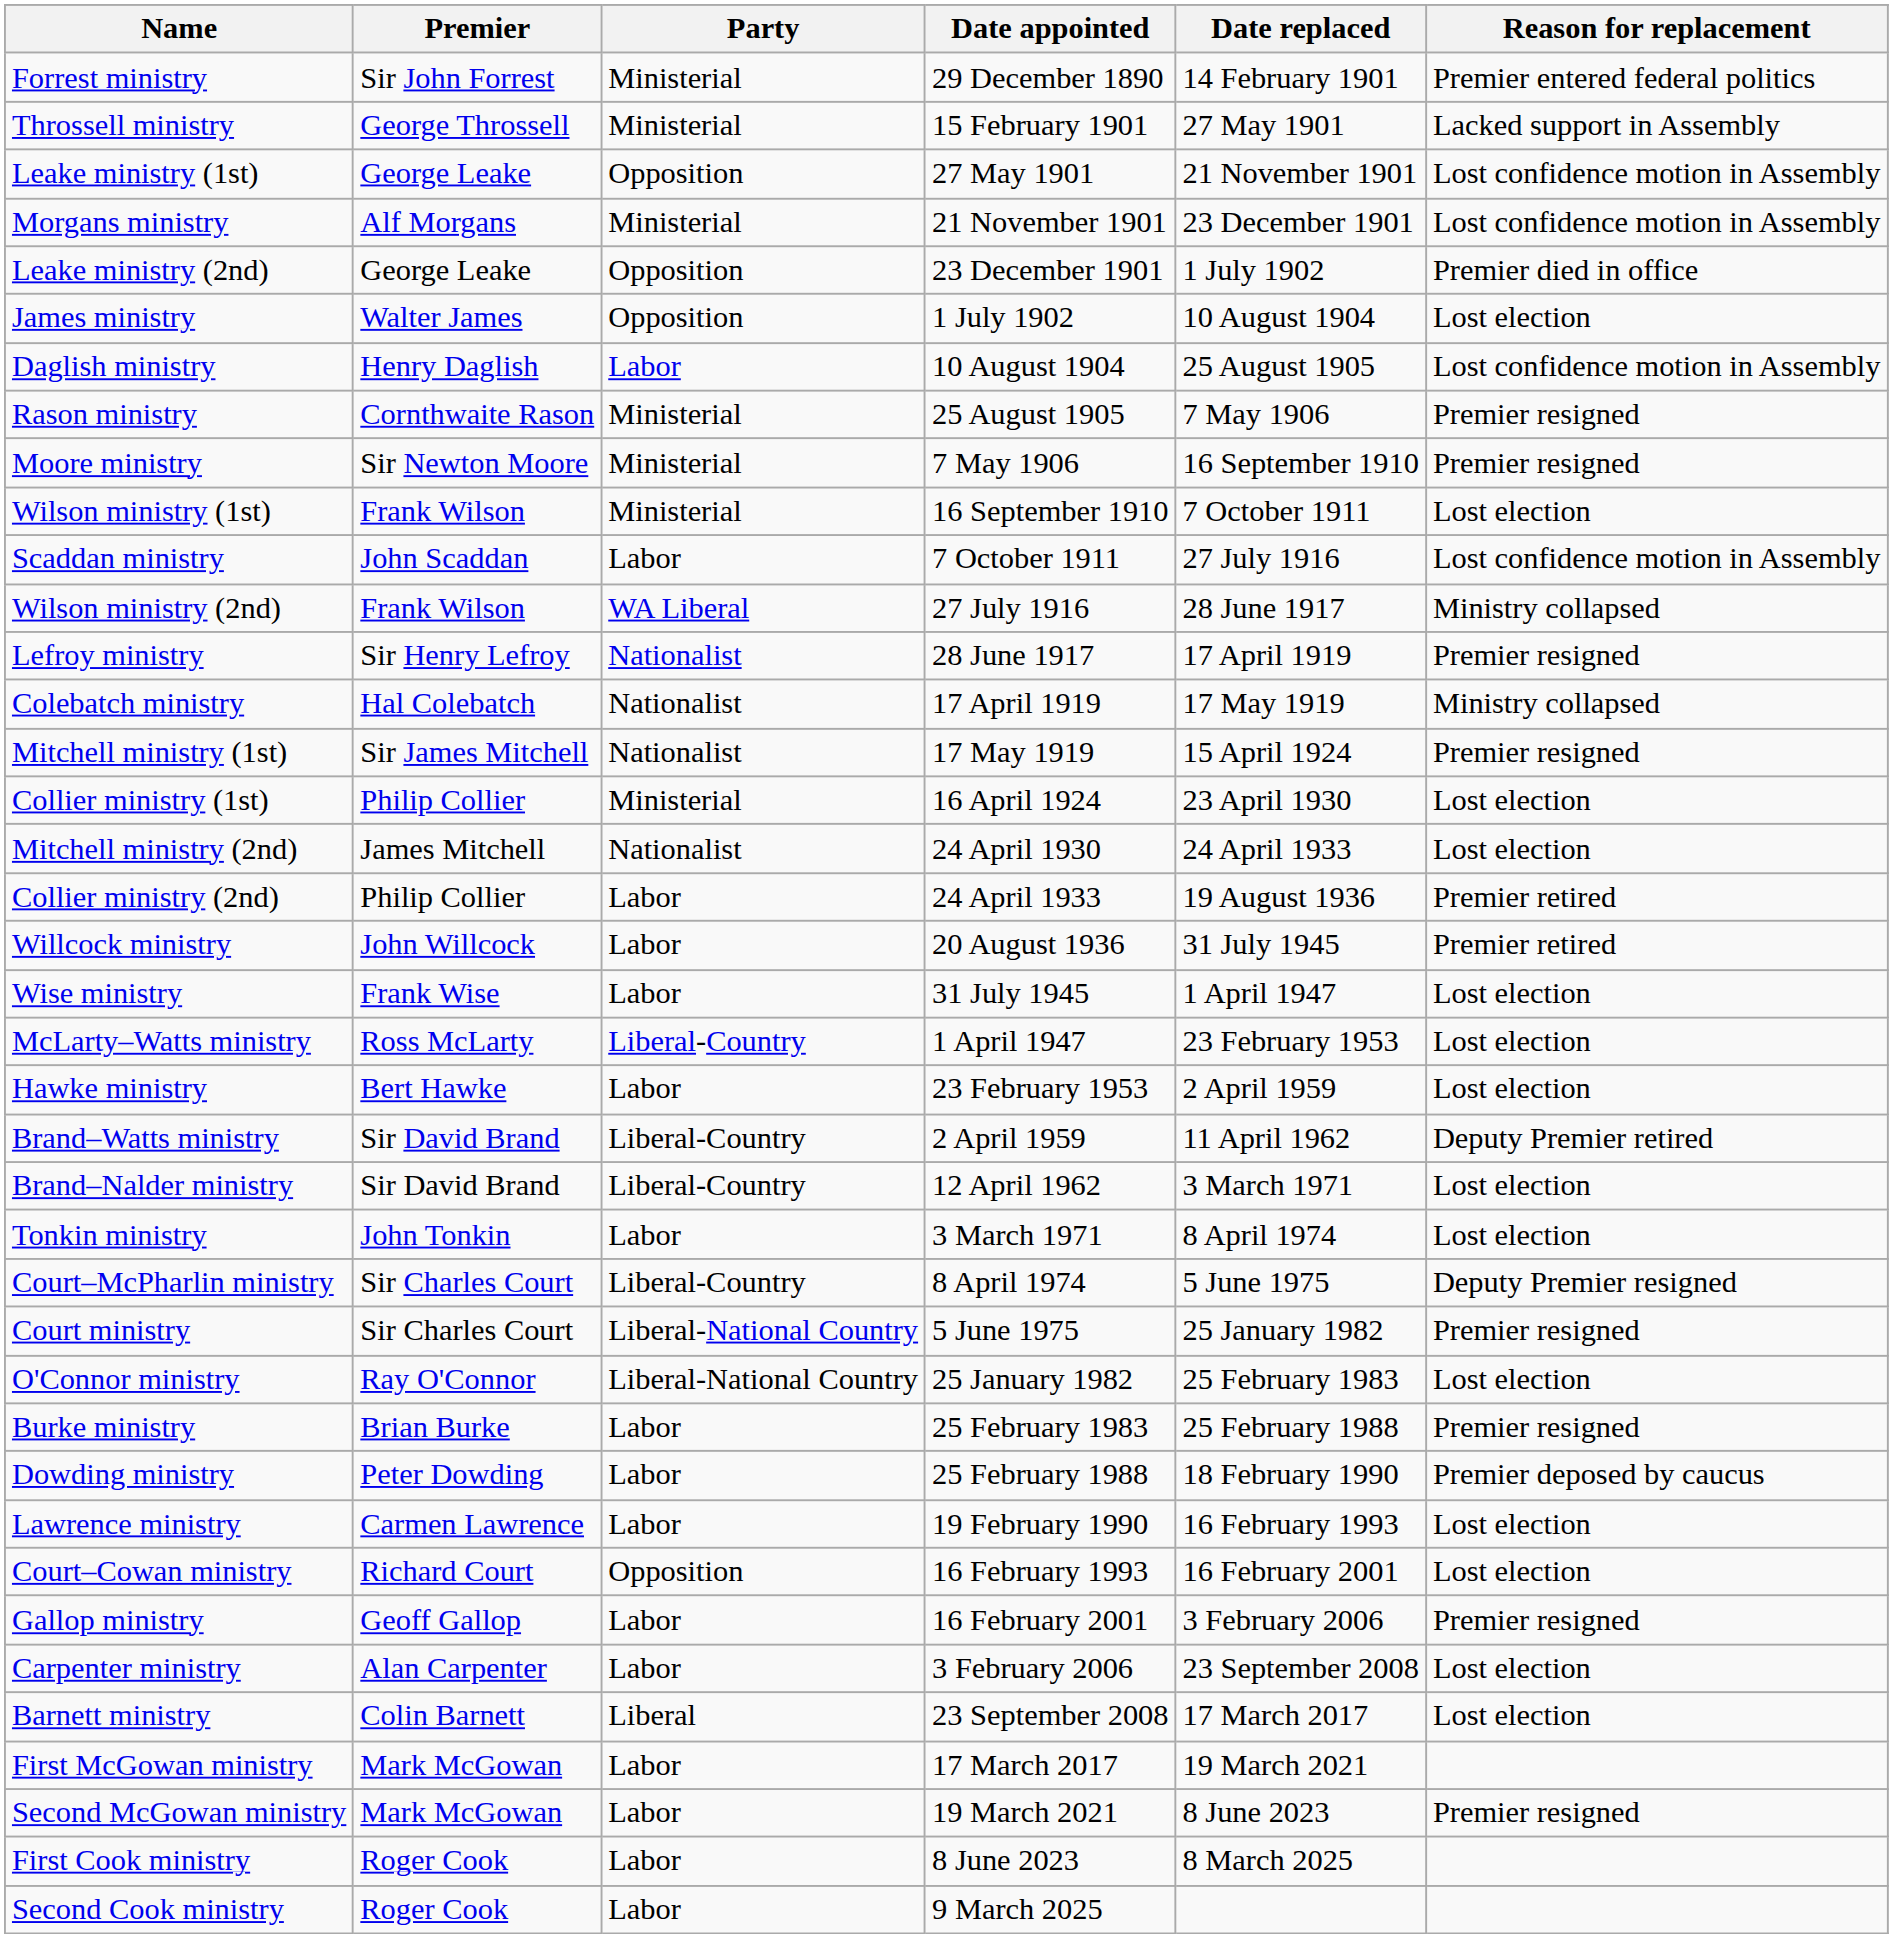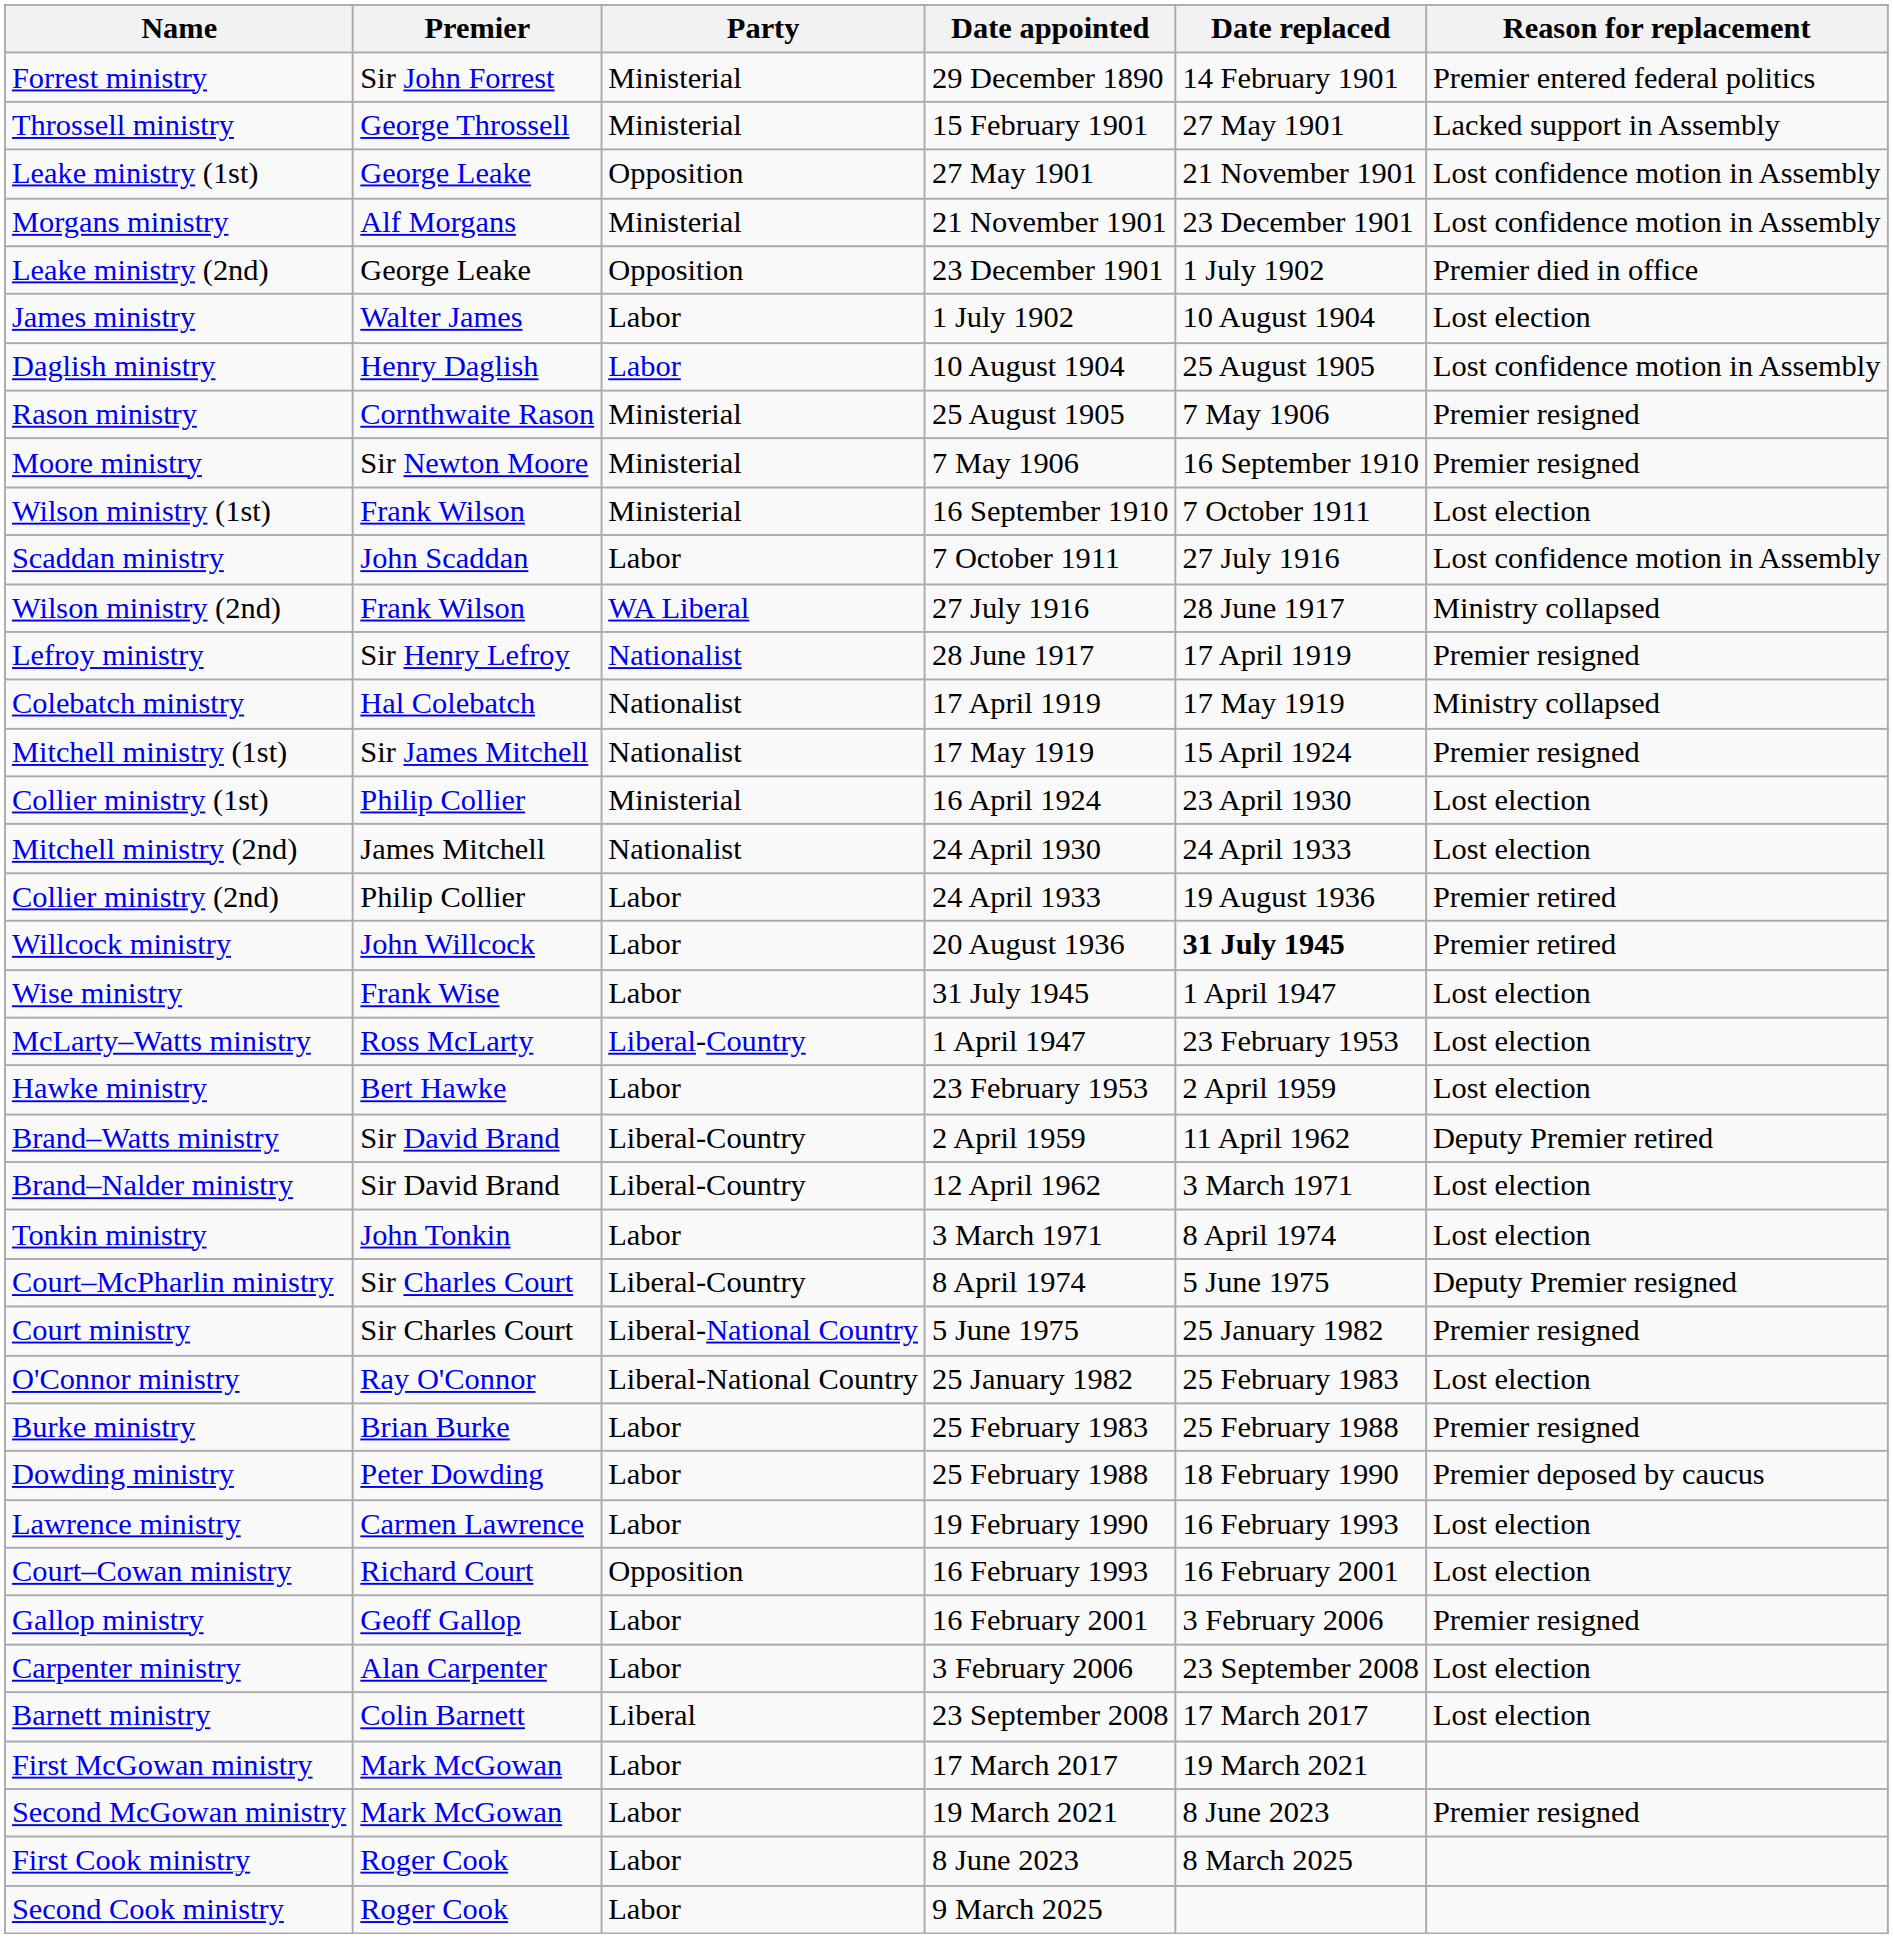(676, 317) Opposition -> (645, 317) Labor
(1261, 944) normal -> (1264, 944) bold
